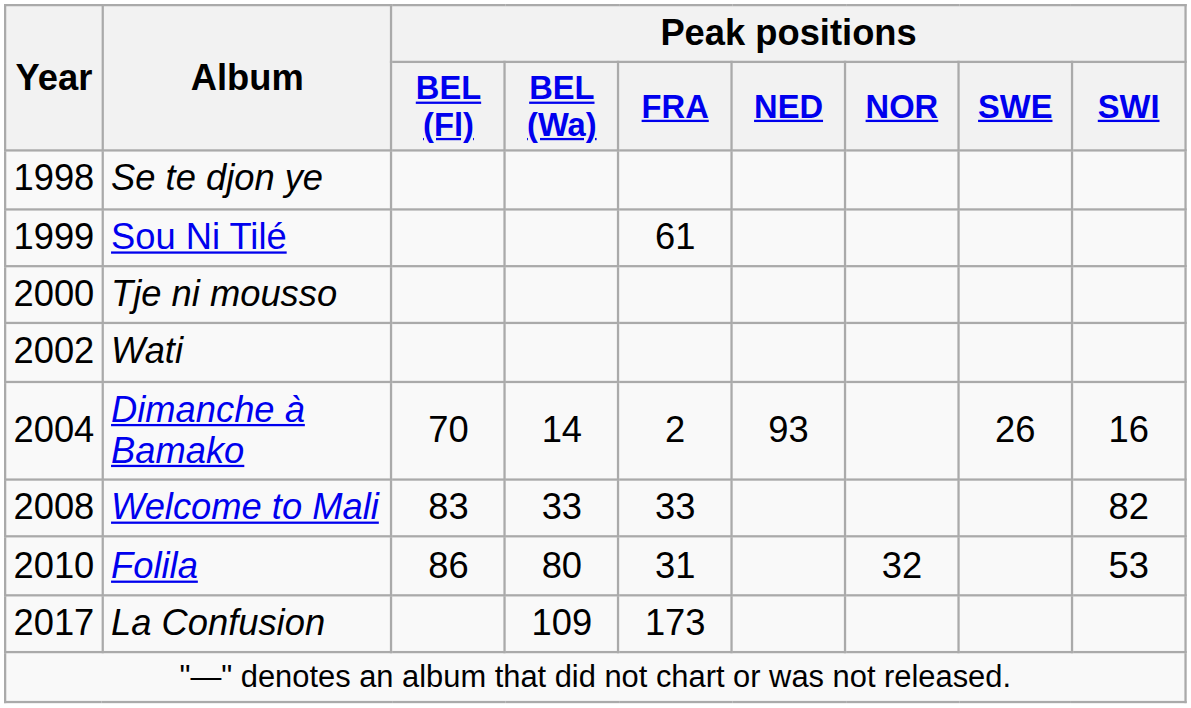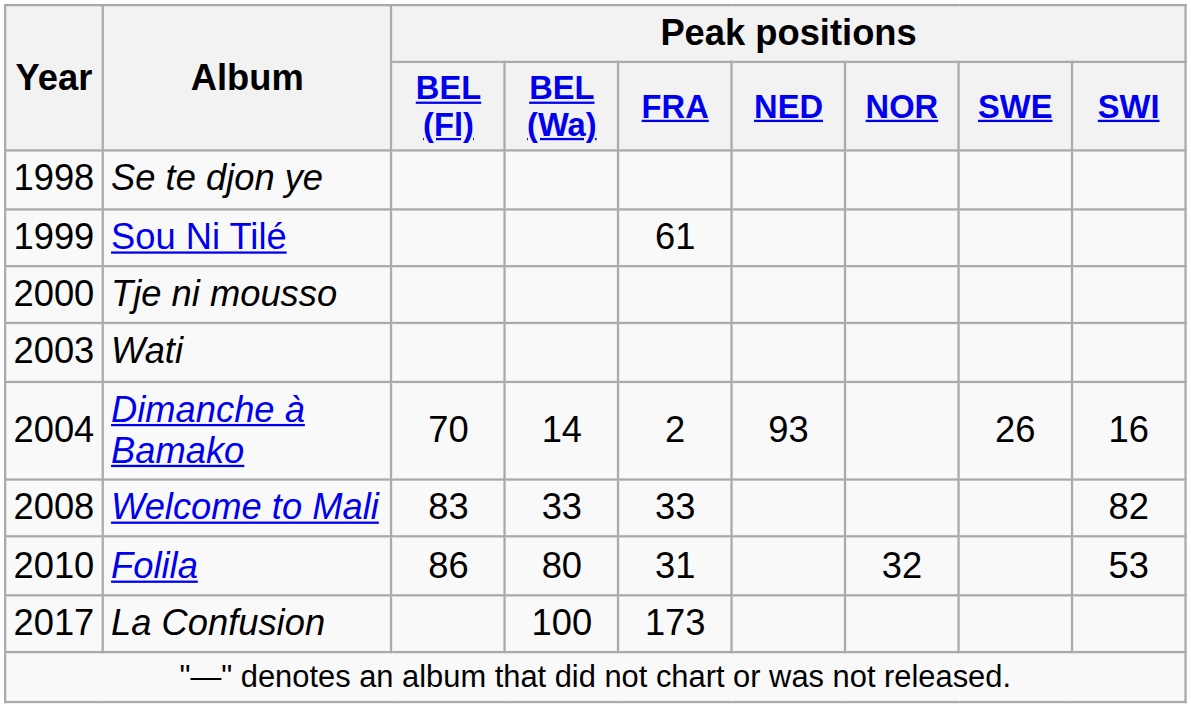(54, 351) 2002 -> (54, 351) 2003
(562, 622) 109 -> (562, 622) 100
